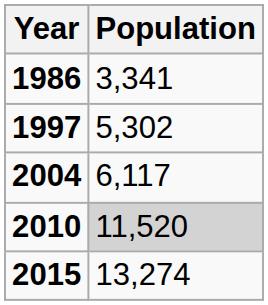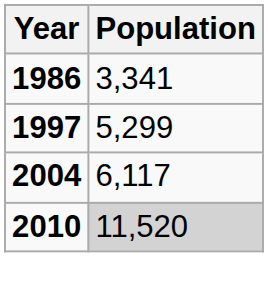(134, 127) 5,302 -> (134, 127) 5,299
- row: (47, 275)
